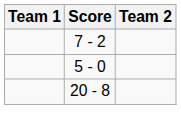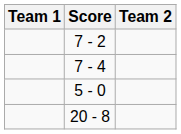+ row: (90, 66)
